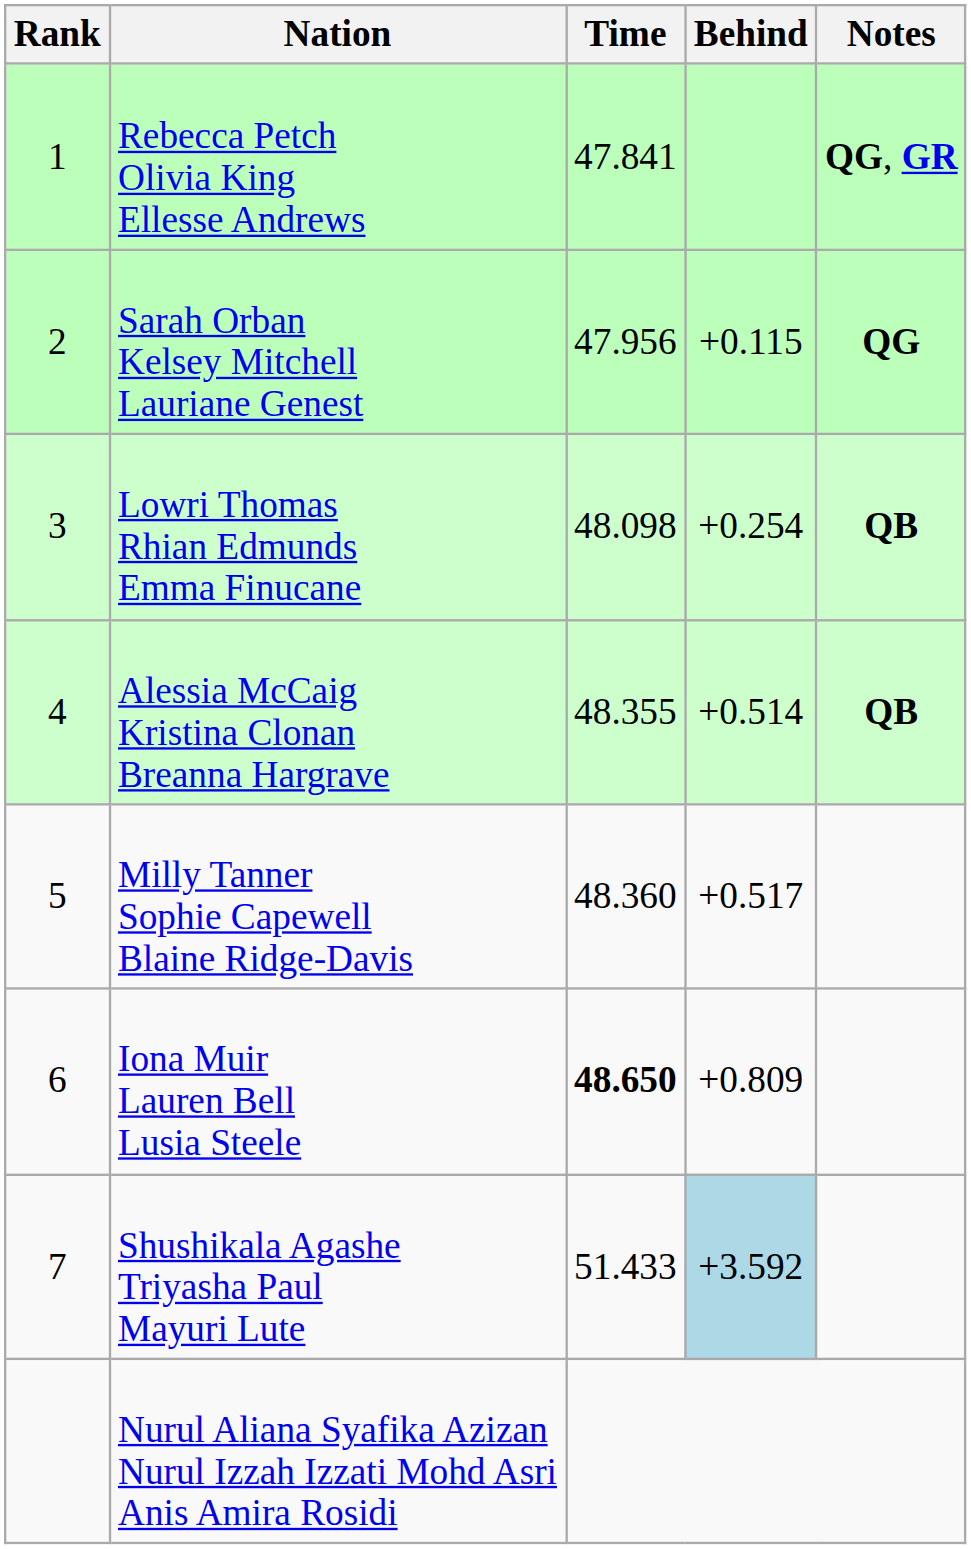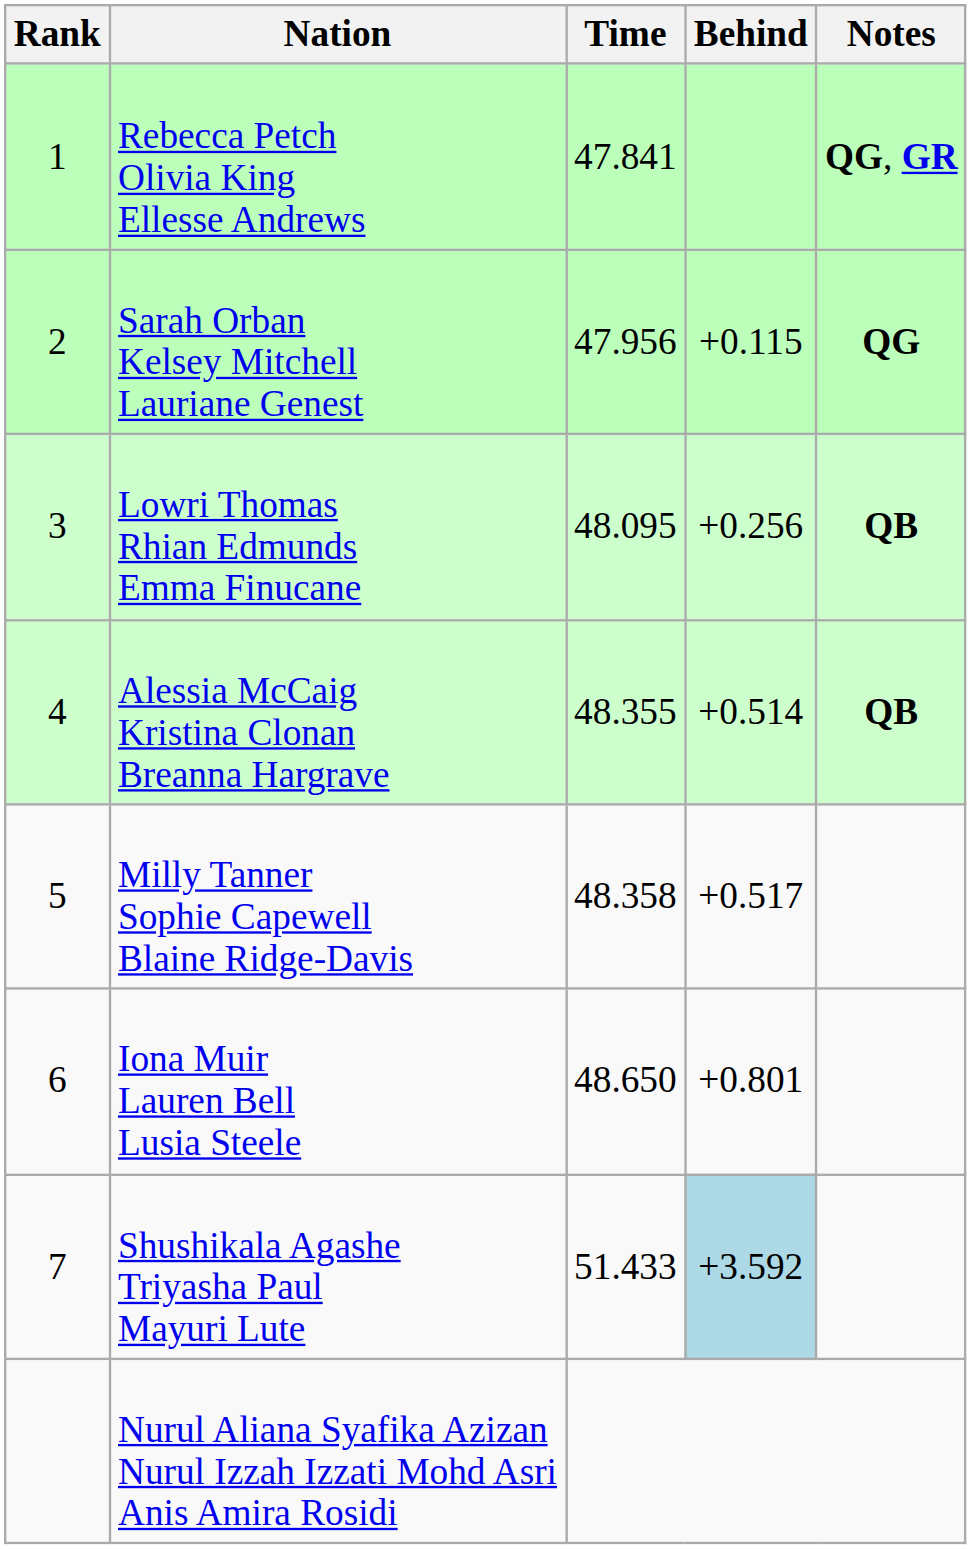(625, 525) 48.098 -> (625, 525) 48.095
(751, 525) +0.254 -> (751, 525) +0.256
(625, 895) 48.360 -> (625, 895) 48.358
(625, 1080) bold -> (625, 1080) normal
(751, 1080) +0.809 -> (751, 1080) +0.801
